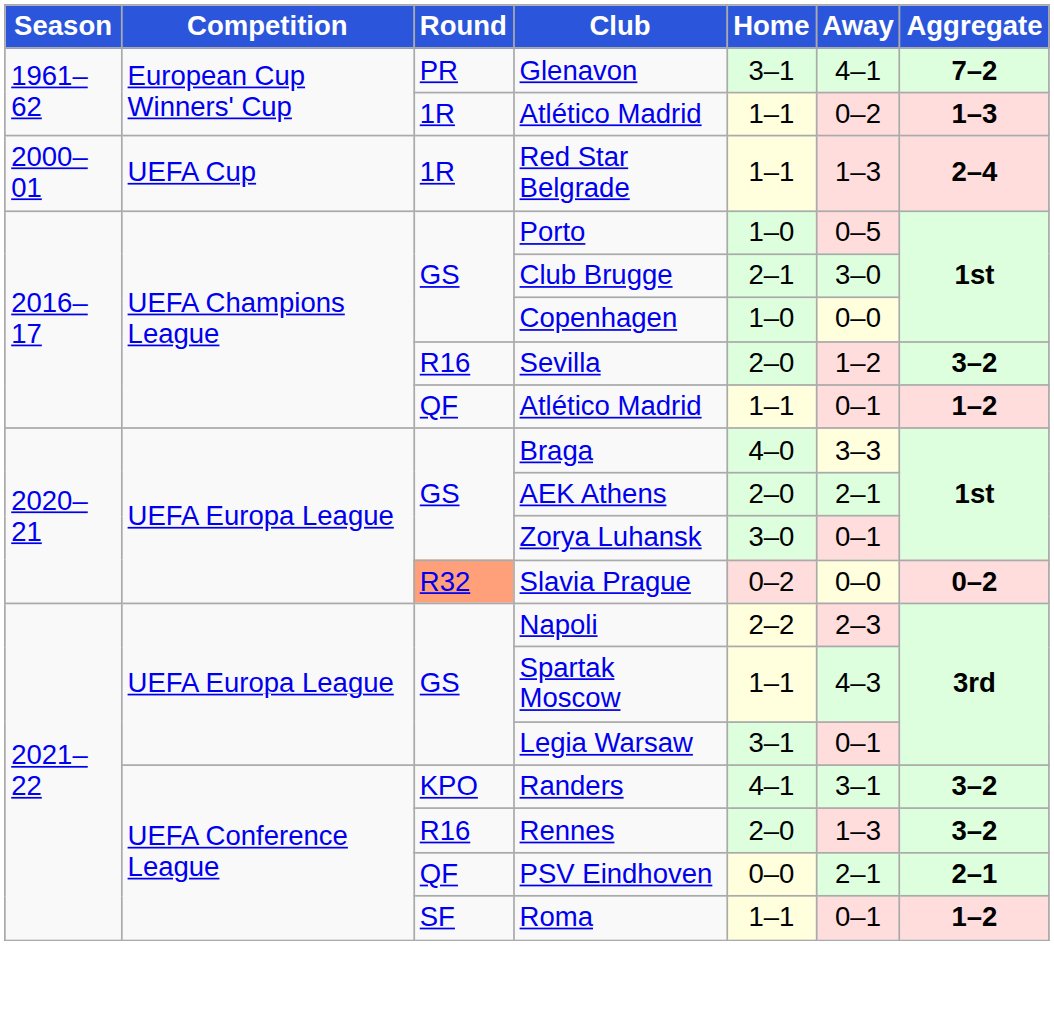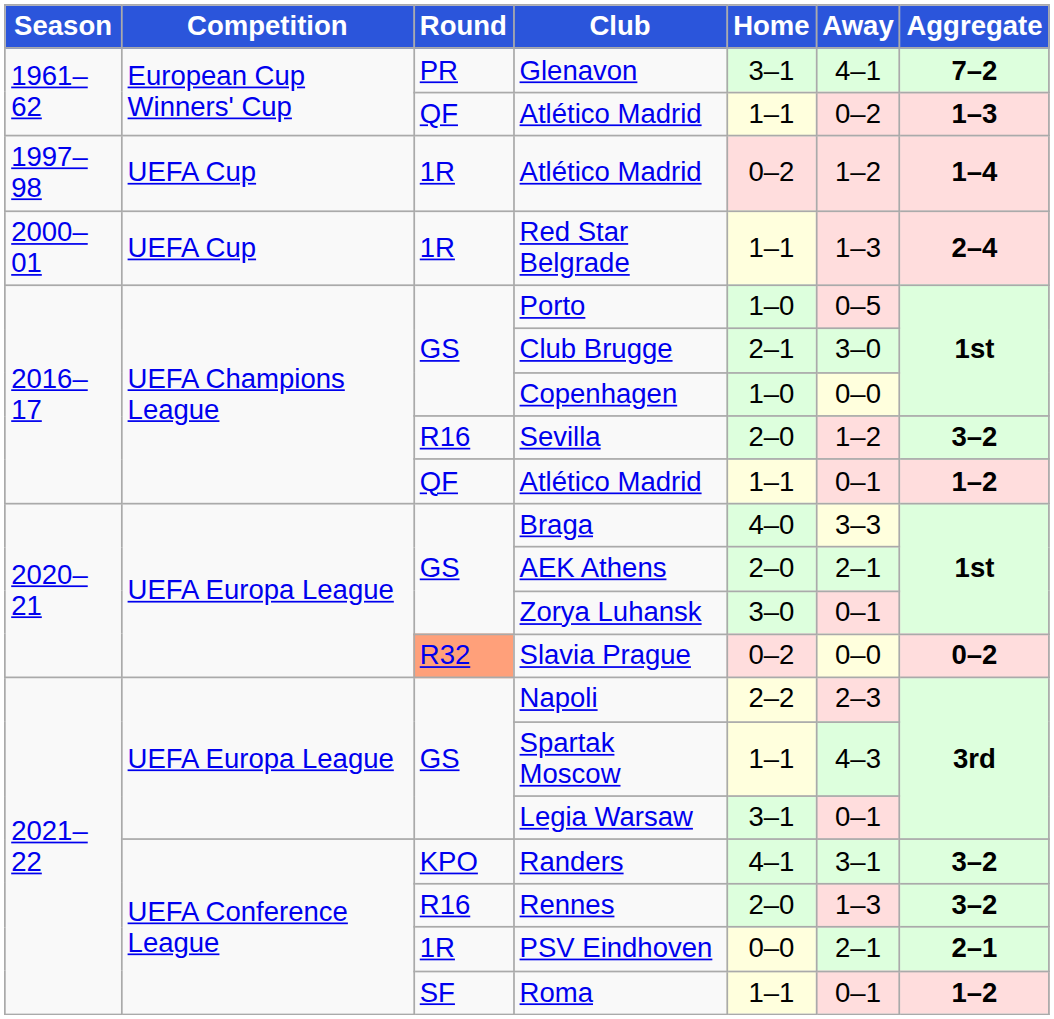(437, 113) 1R -> (439, 113) QF
+ row: (49, 172)
(439, 873) QF -> (437, 948) 1R
